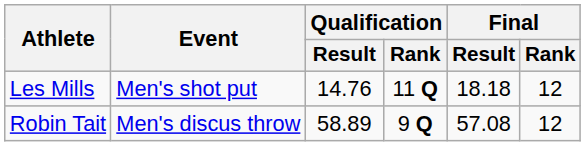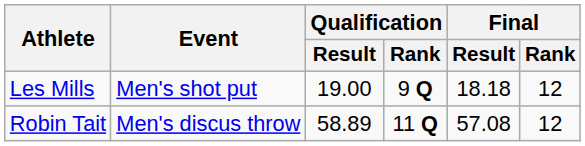(344, 89) 14.76 -> (344, 89) 19.00
(415, 89) 11 Q -> (415, 89) 9 Q
(415, 123) 9 Q -> (415, 123) 11 Q
